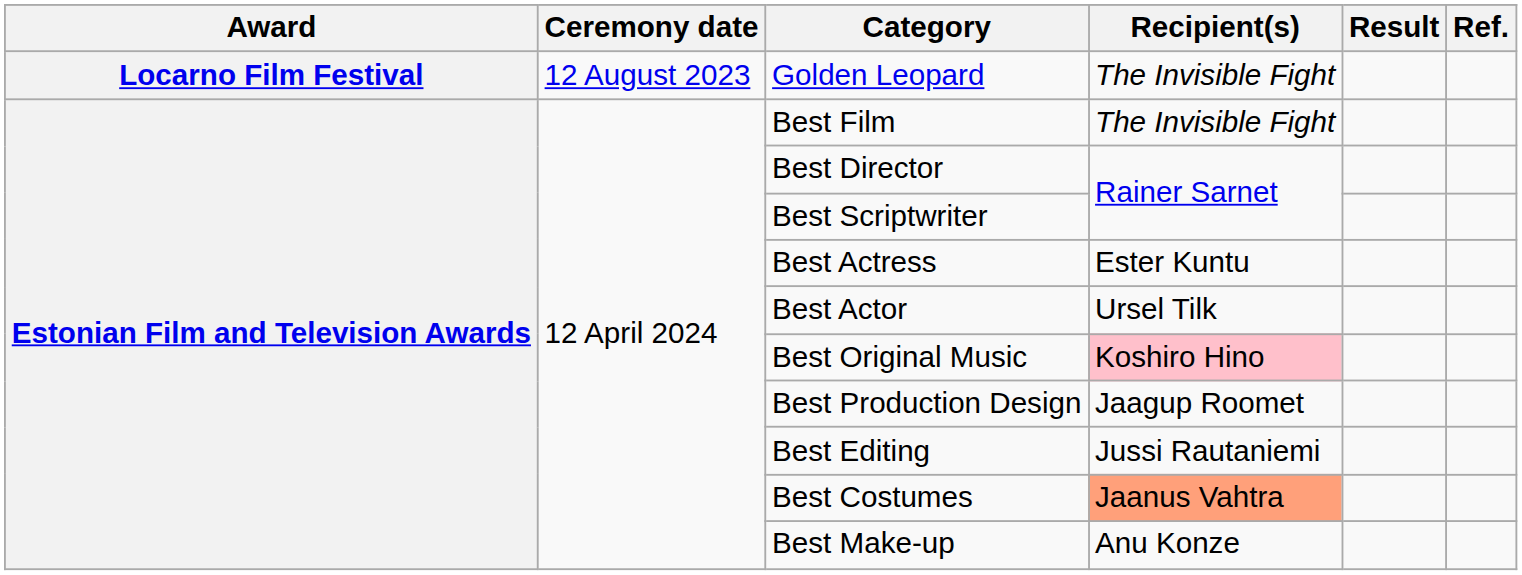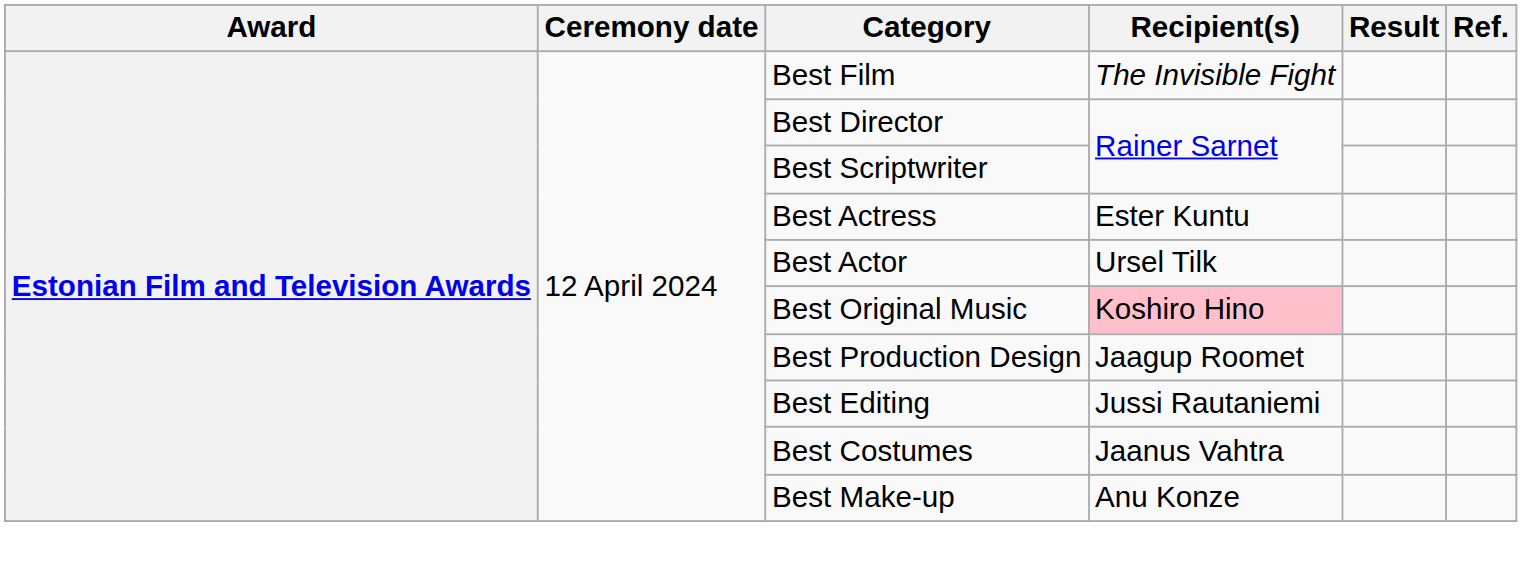- row: (878, 74)
(1189, 497) lightsalmon background -> (1189, 450) no background
